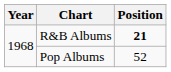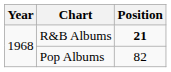(140, 56) 52 -> (140, 56) 82
